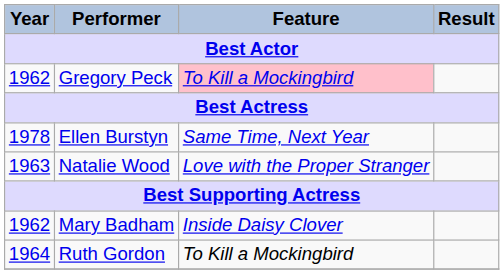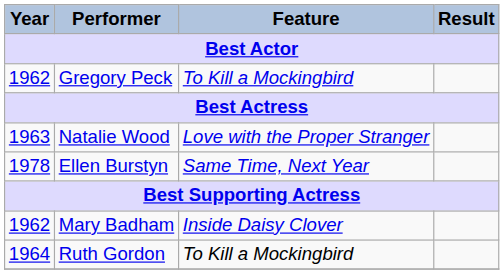(268, 78) pink background -> (268, 78) no background
rows swapped: (114, 166) <-> (113, 136)
